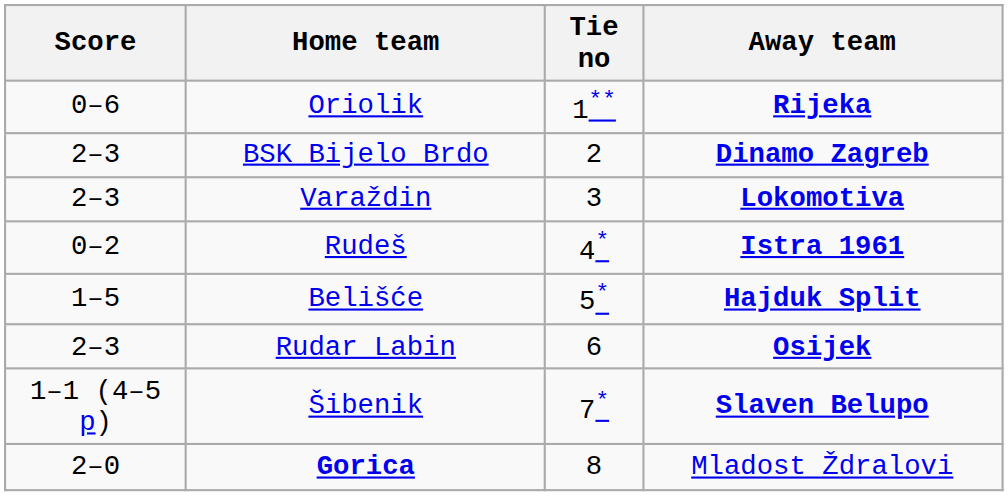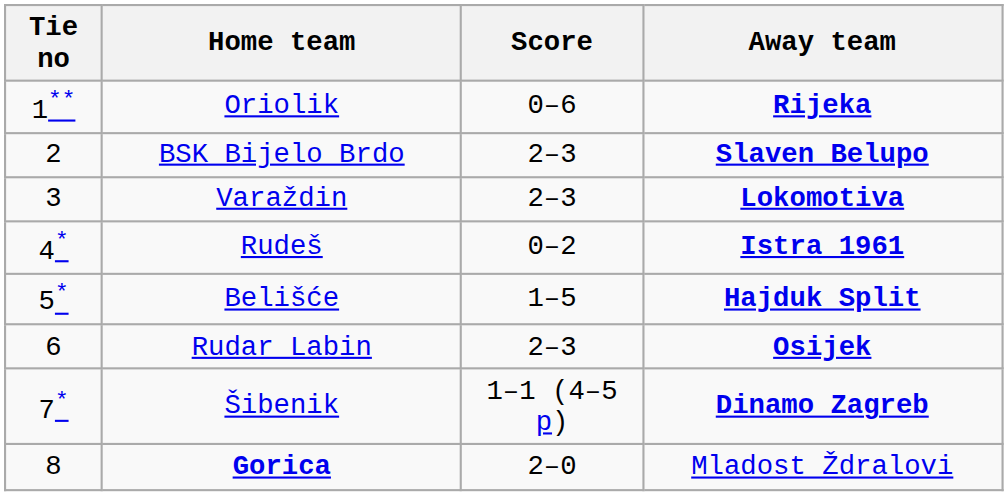columns swapped: (594, 43) <-> (96, 43)
(822, 155) Dinamo Zagreb -> (822, 155) Slaven Belupo
(822, 407) Slaven Belupo -> (822, 407) Dinamo Zagreb
